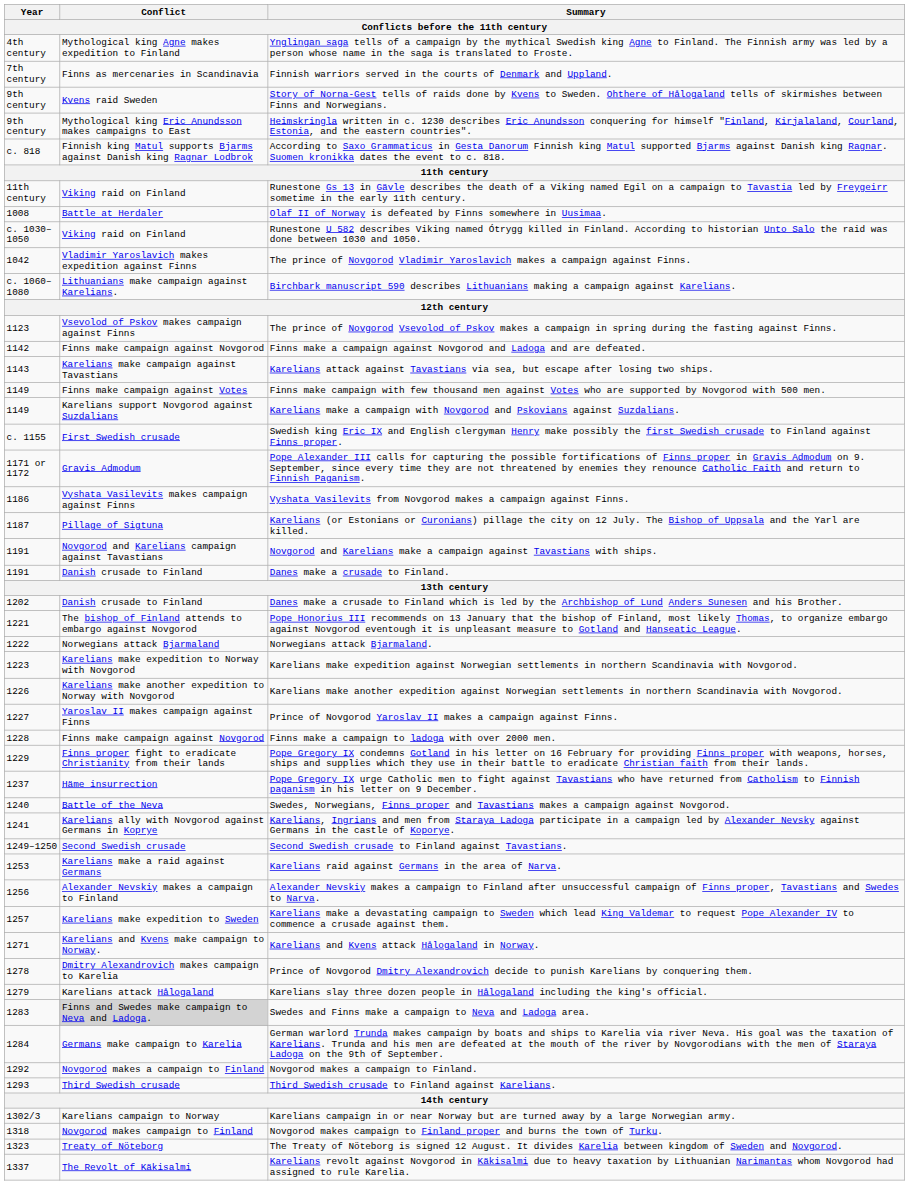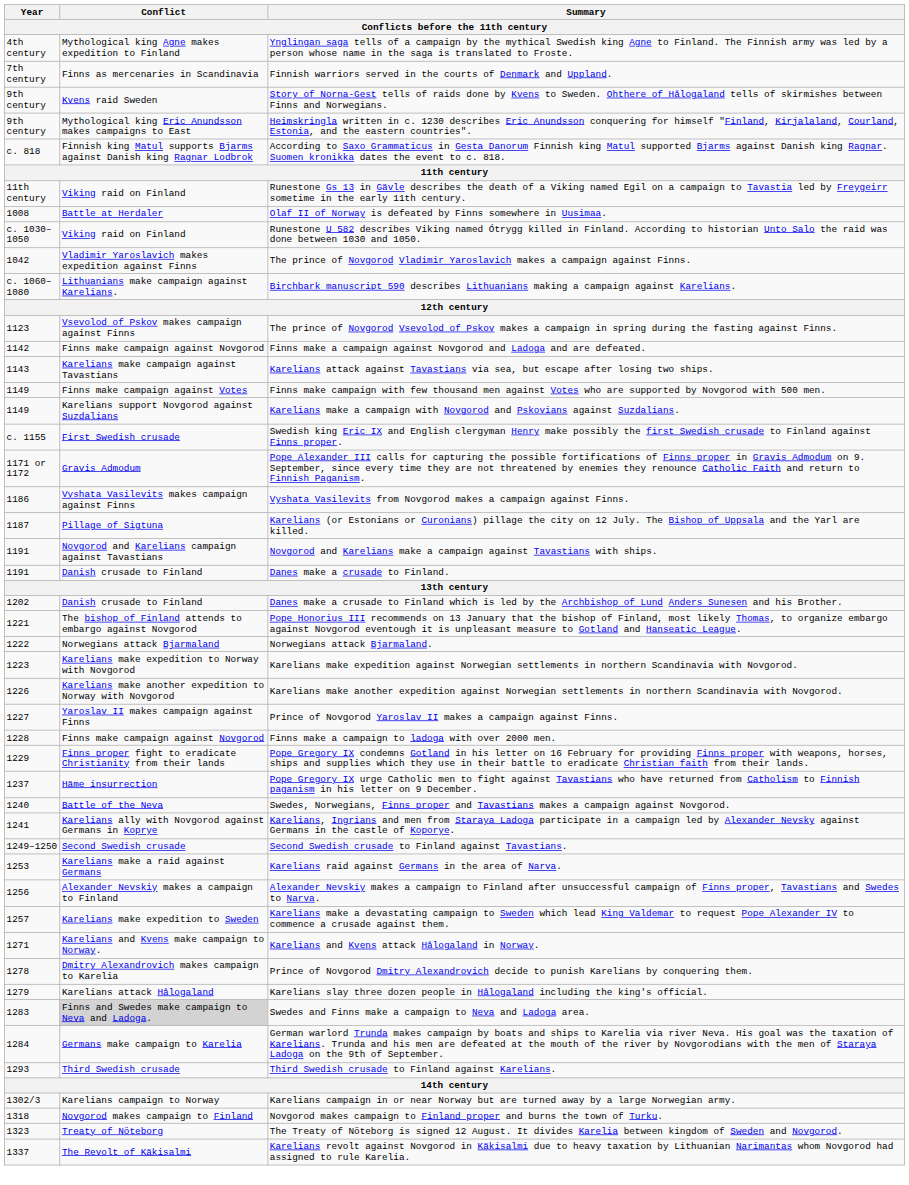- row: (374, 1070)
